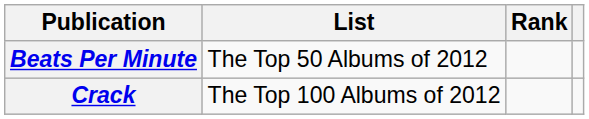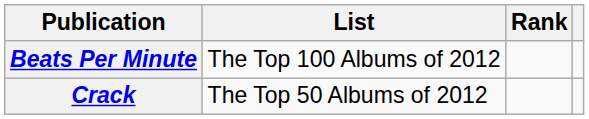(348, 59) The Top 50 Albums of 2012 -> (354, 59) The Top 100 Albums of 2012
(354, 95) The Top 100 Albums of 2012 -> (348, 95) The Top 50 Albums of 2012
